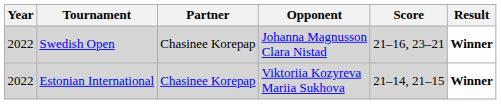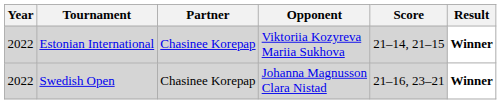rows swapped: (97, 81) <-> (77, 44)
